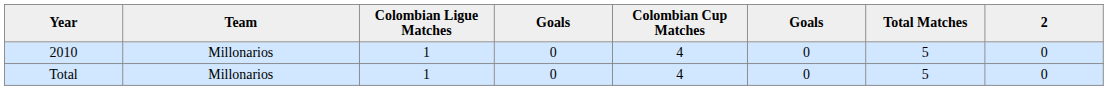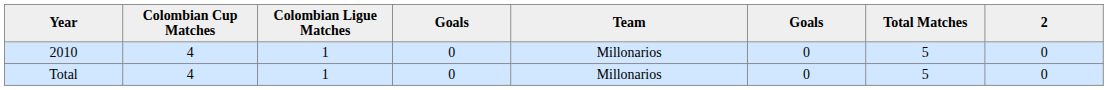columns swapped: (241, 23) <-> (680, 23)
